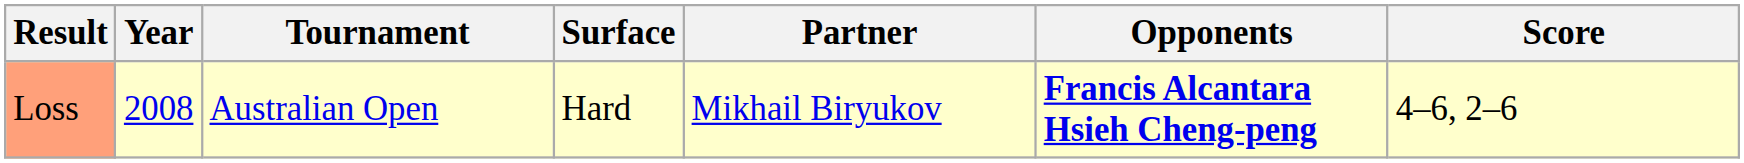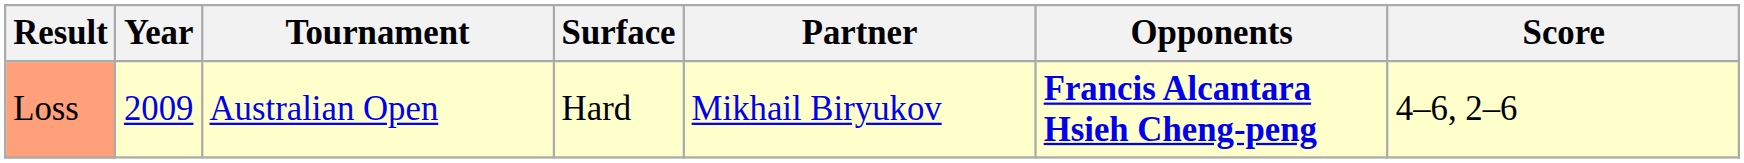(159, 108) 2008 -> (159, 108) 2009
